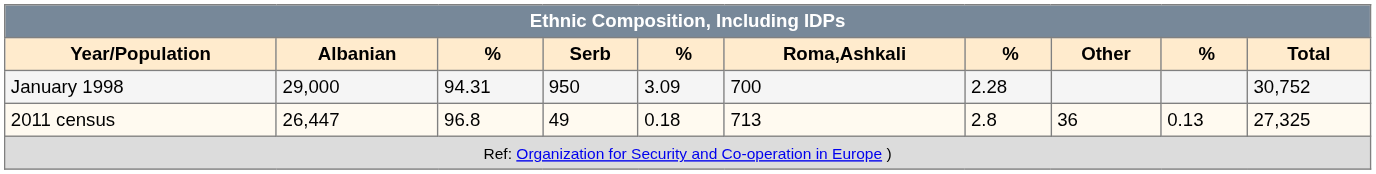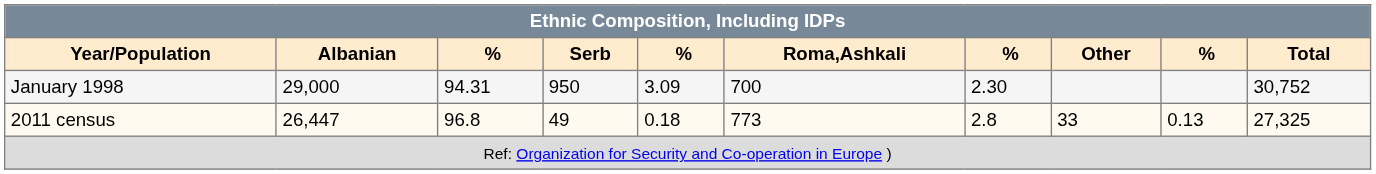(989, 87) 2.28 -> (989, 87) 2.30
(746, 120) 713 -> (746, 120) 773
(1068, 120) 36 -> (1068, 120) 33
